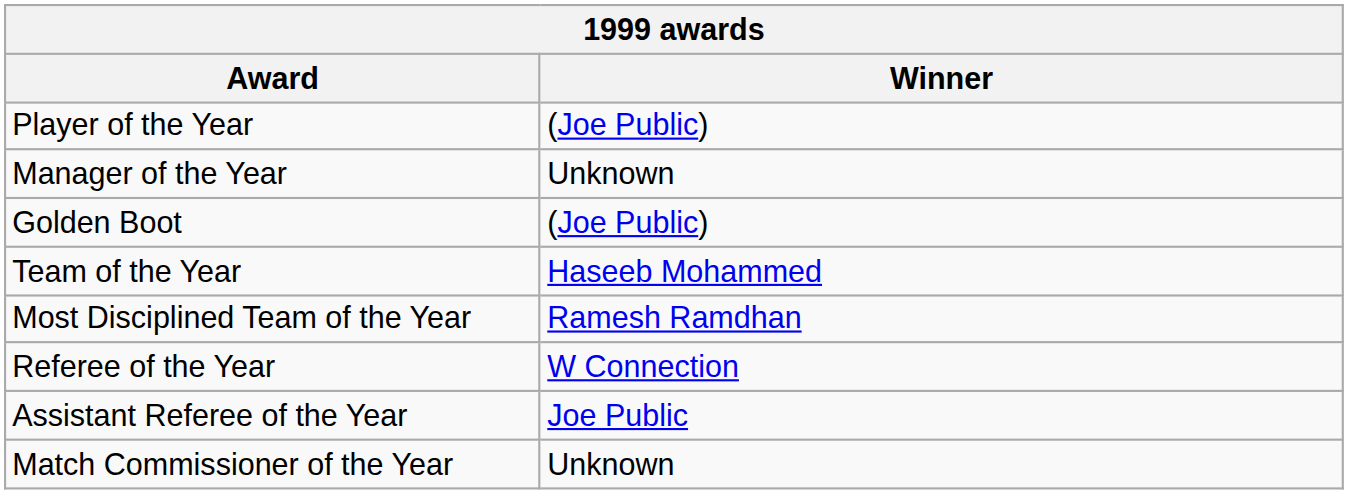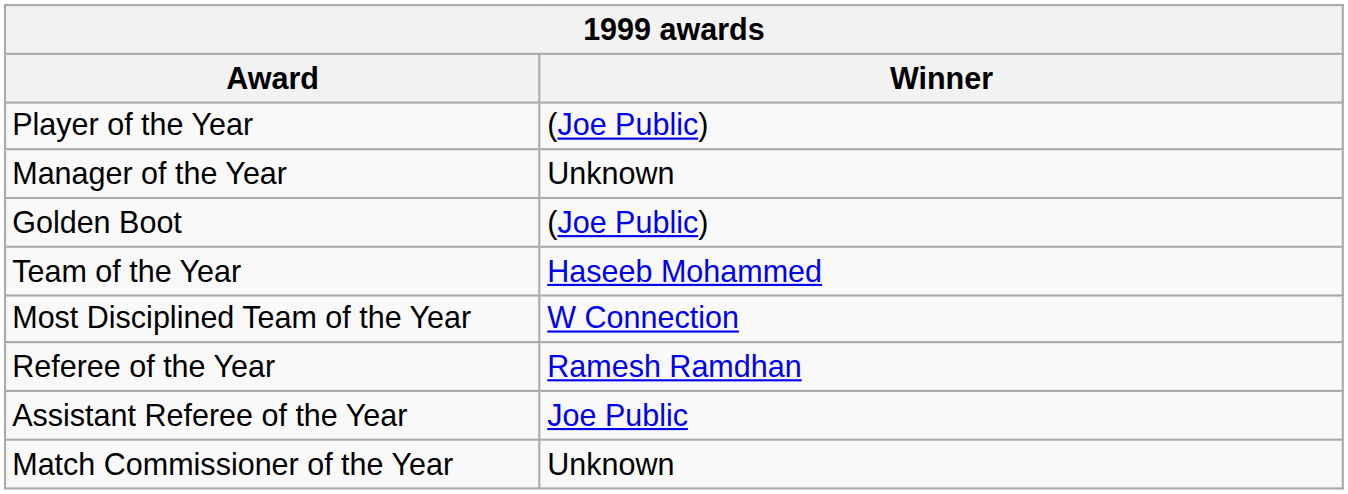(674, 319) Ramesh Ramdhan -> (643, 319) W Connection
(643, 367) W Connection -> (674, 367) Ramesh Ramdhan
